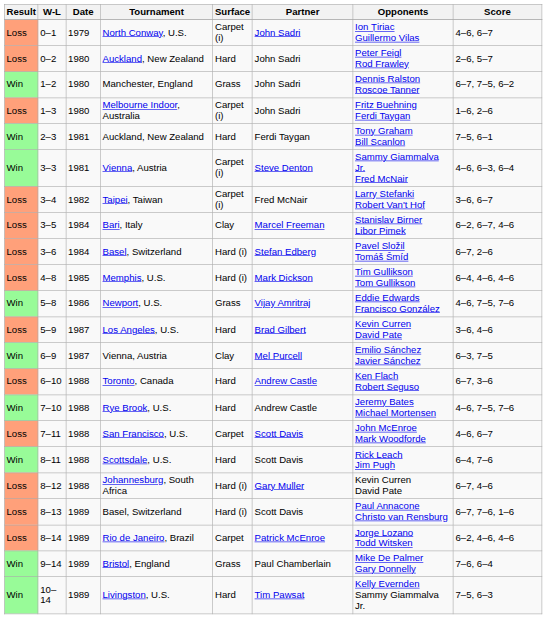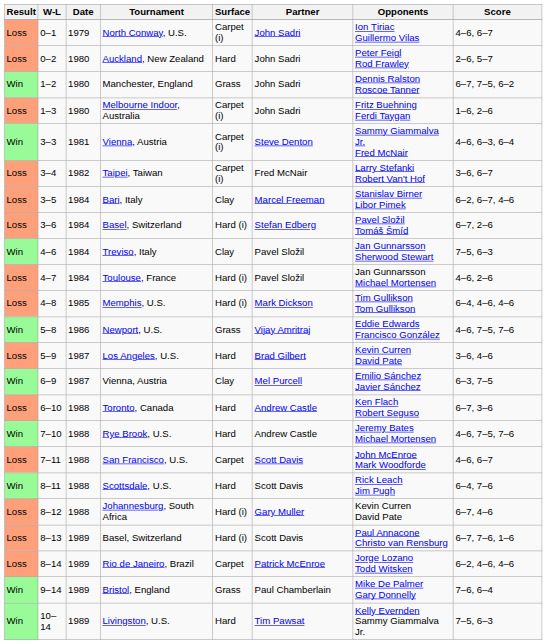- row: (48, 136)
+ row: (48, 251)
+ row: (48, 277)
